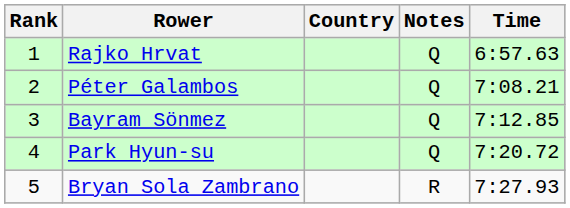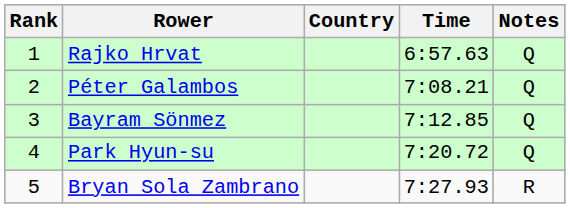columns swapped: (517, 21) <-> (434, 21)
